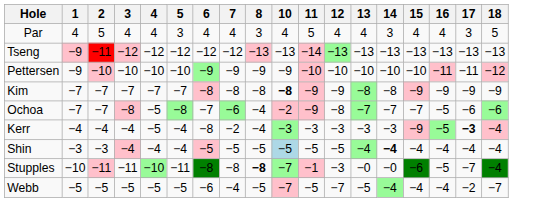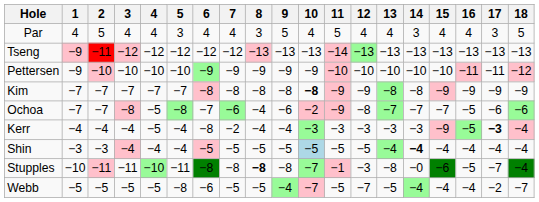+ column: (285, 14)
(364, 168) −0 -> (390, 168) −8
(180, 187) −5 -> (180, 187) −8
(233, 187) −4 -> (233, 187) −5
